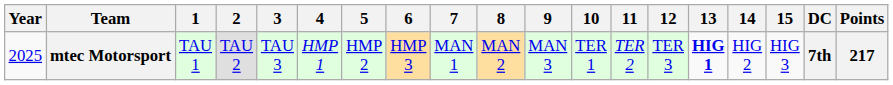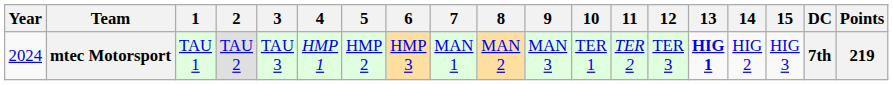(25, 55) 2025 -> (25, 55) 2024
(862, 55) 217 -> (862, 55) 219
